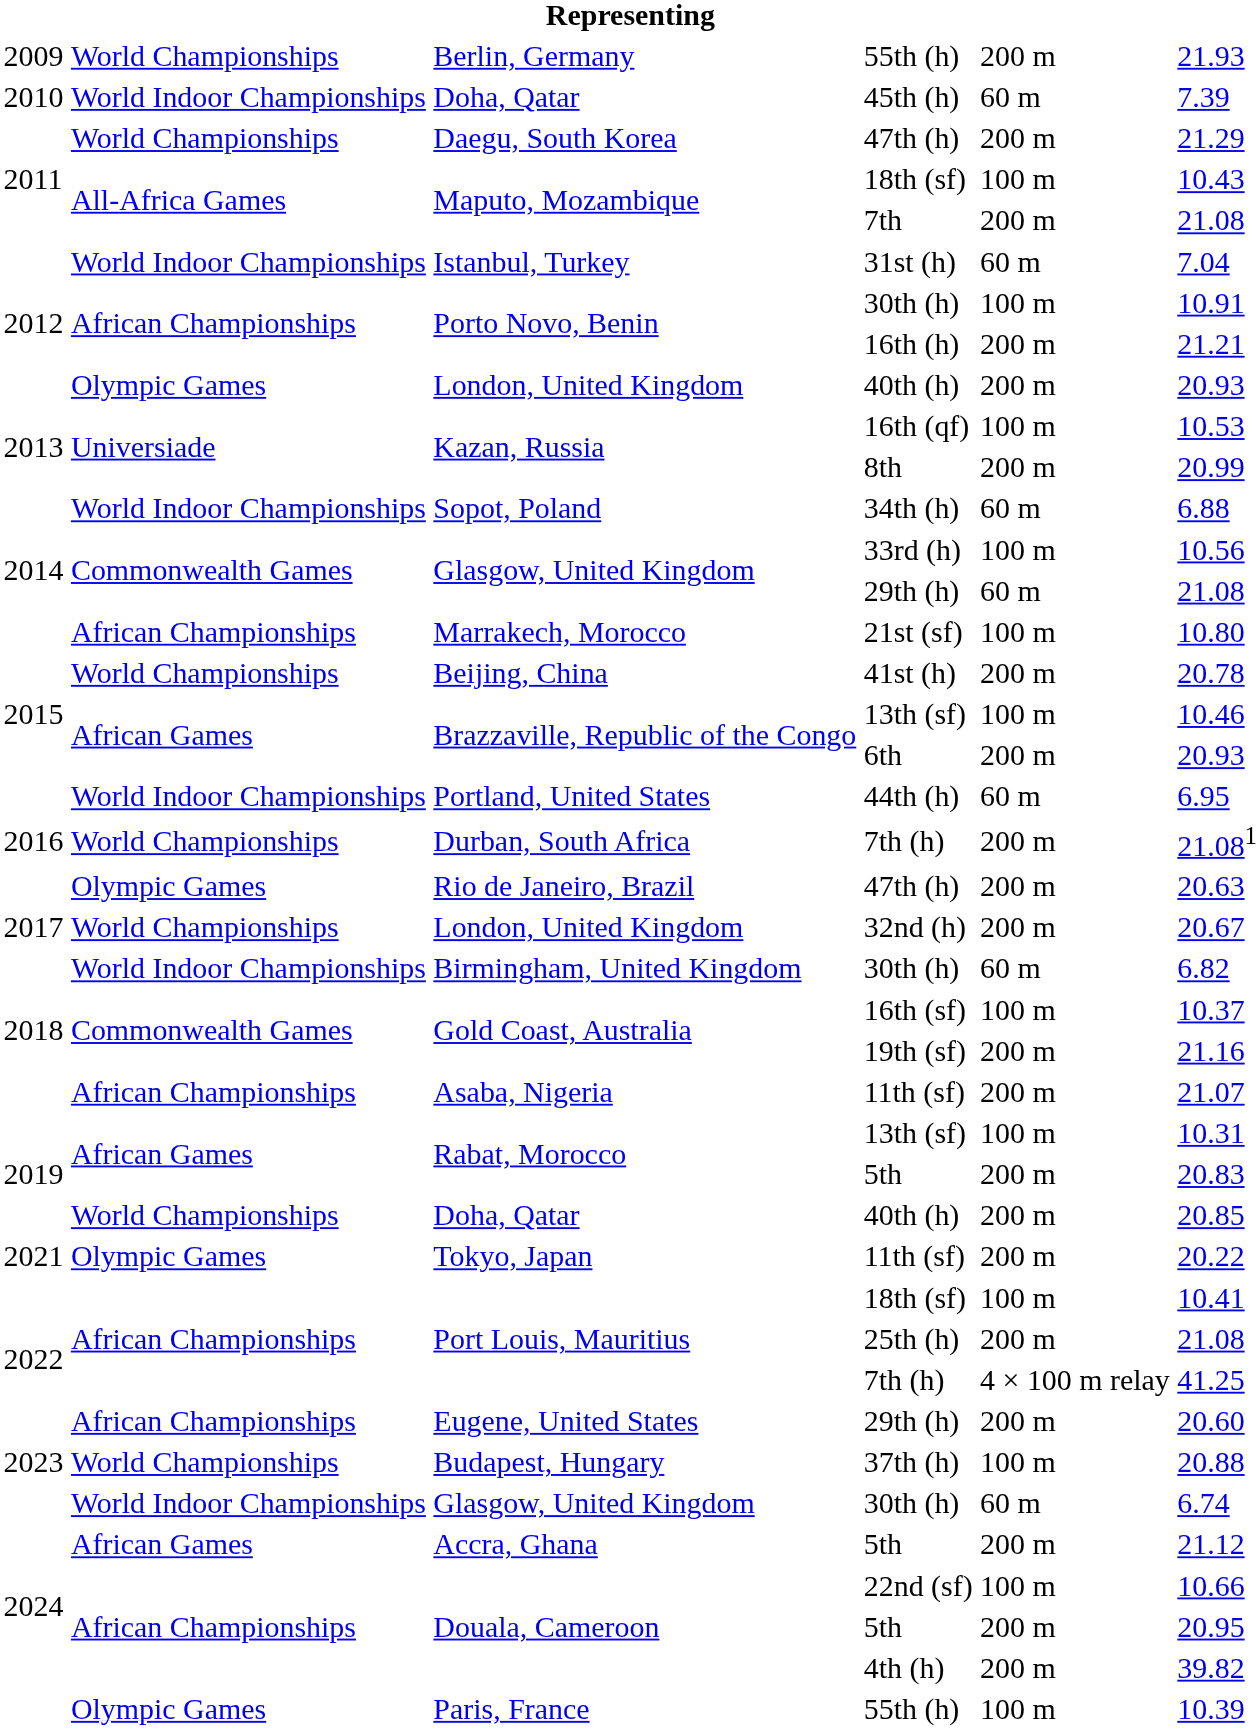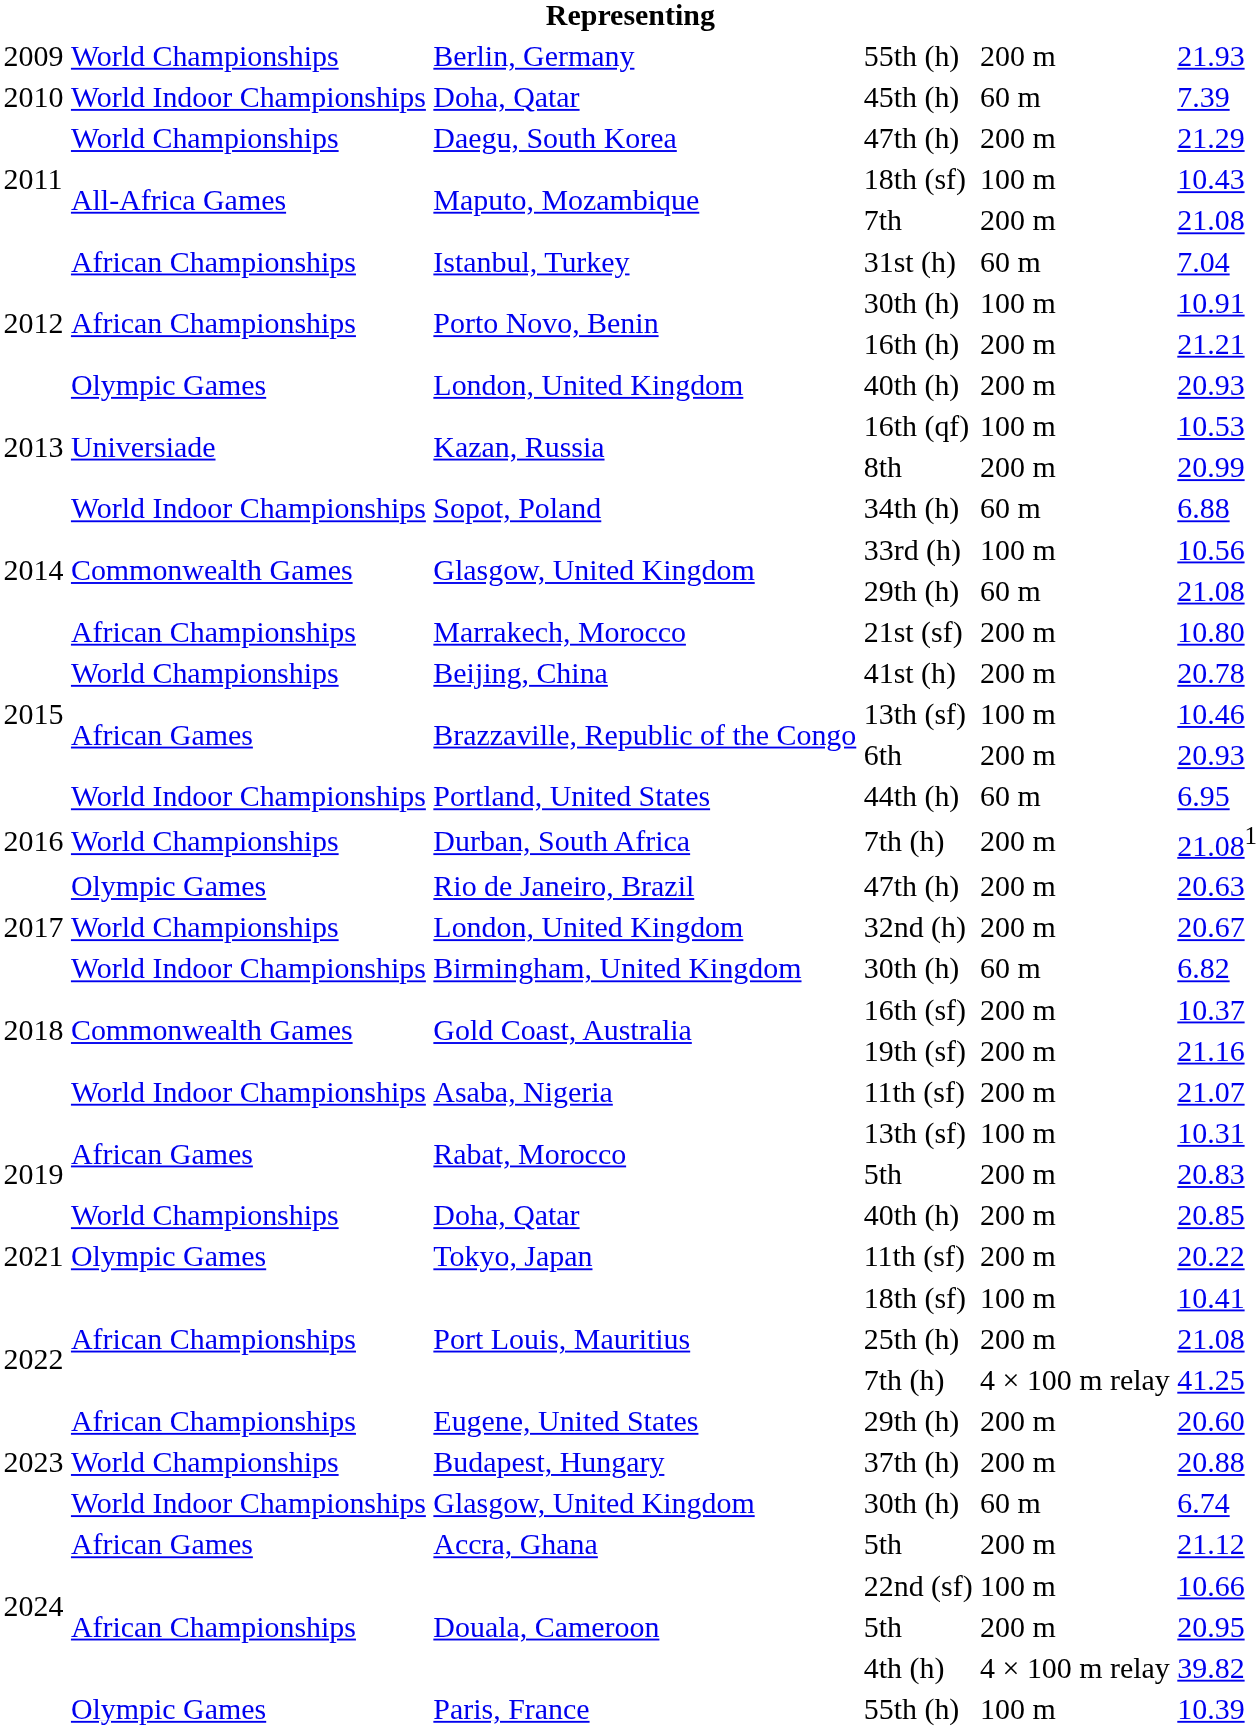(248, 261) World Indoor Championships -> (213, 261) African Championships
(1018, 632) 100 m -> (1018, 632) 200 m
(1018, 1010) 100 m -> (1018, 1010) 200 m
(213, 1092) African Championships -> (248, 1092) World Indoor Championships
(1018, 1462) 100 m -> (1018, 1462) 200 m
(1018, 1668) 200 m -> (1075, 1668) 4 × 100 m relay
